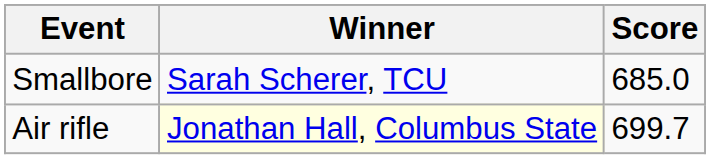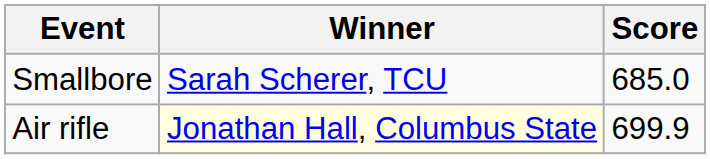(651, 128) 699.7 -> (651, 128) 699.9
